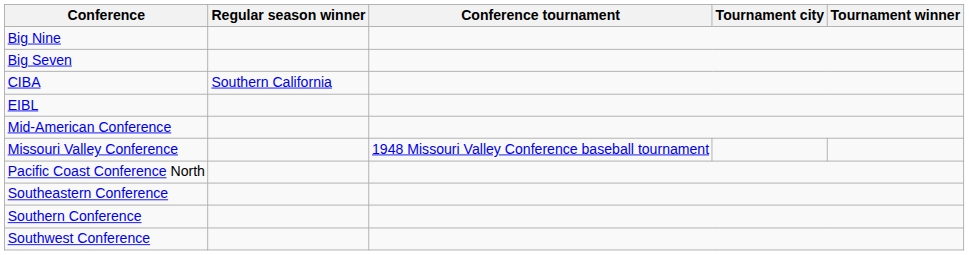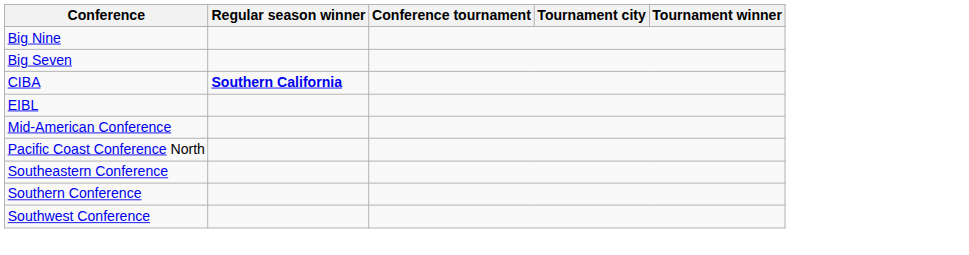(272, 82) normal -> (277, 82) bold
- row: (93, 149)
